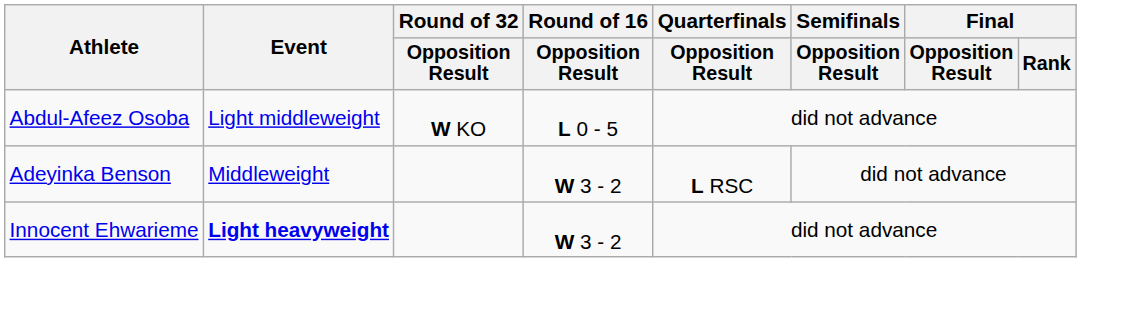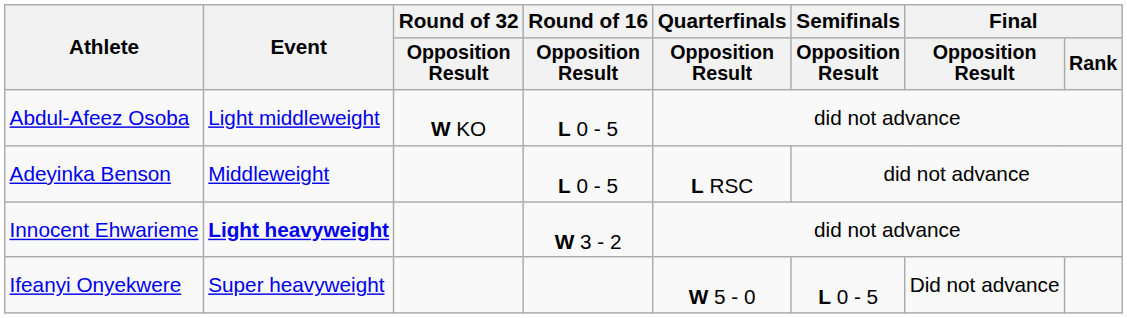(588, 186) W 3 - 2 -> (588, 186) L 0 - 5
+ row: (95, 286)
